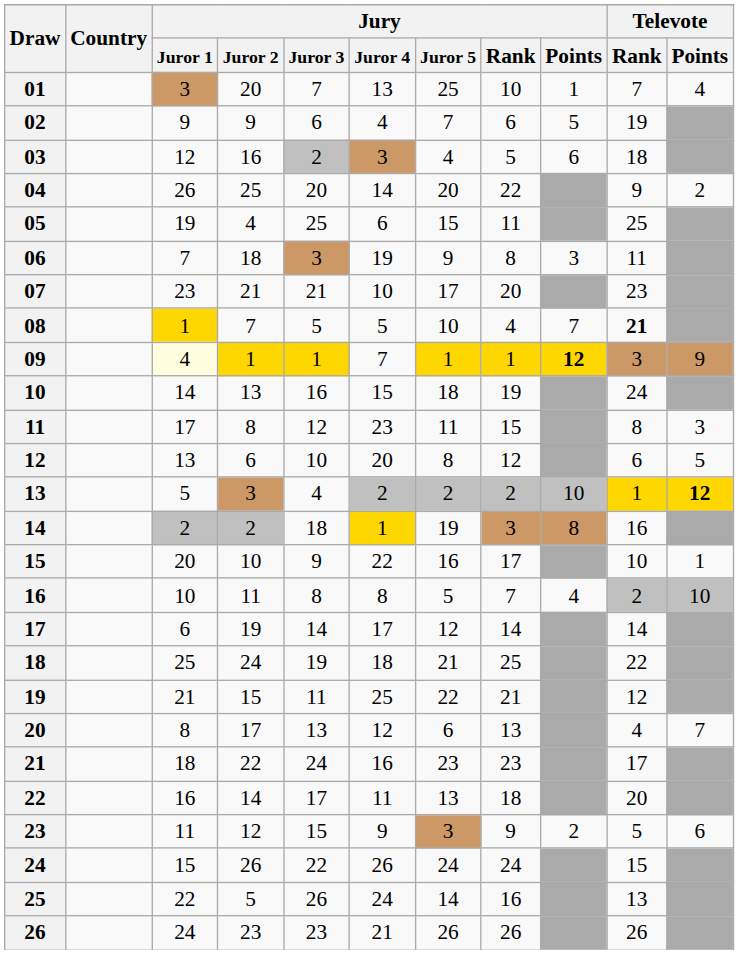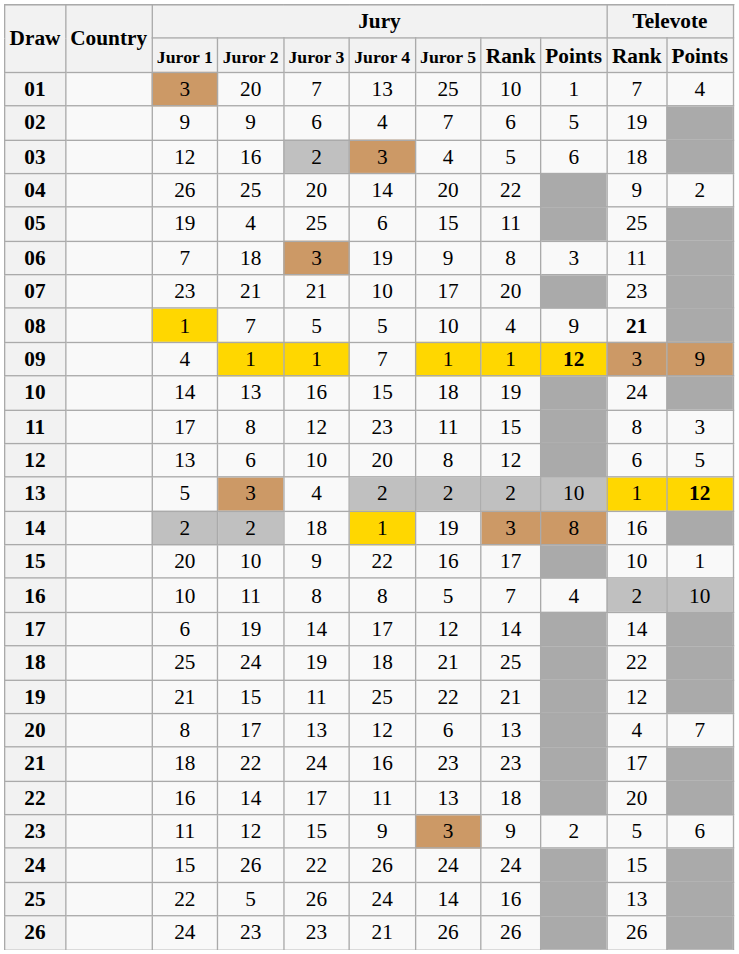(574, 325) 7 -> (574, 325) 9
(185, 358) lightyellow background -> (185, 358) no background
